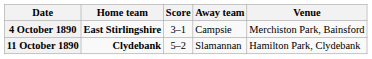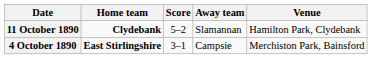rows swapped: (43, 29) <-> (43, 45)
